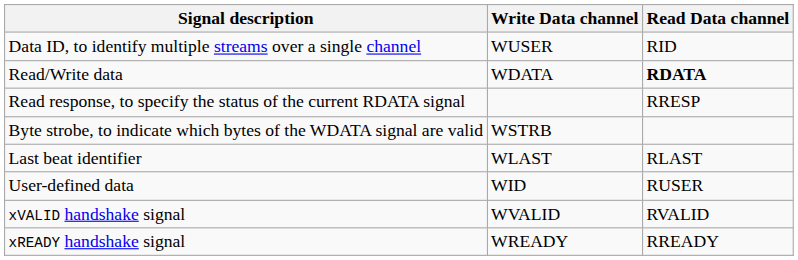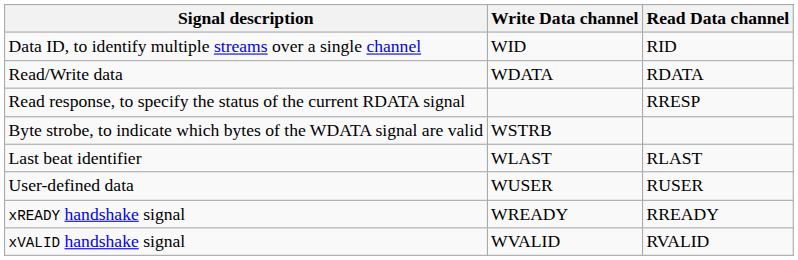(522, 46) WUSER -> (509, 46) WID
(676, 74) bold -> (675, 74) normal
(509, 185) WID -> (522, 185) WUSER
rows swapped: (97, 214) <-> (97, 242)
